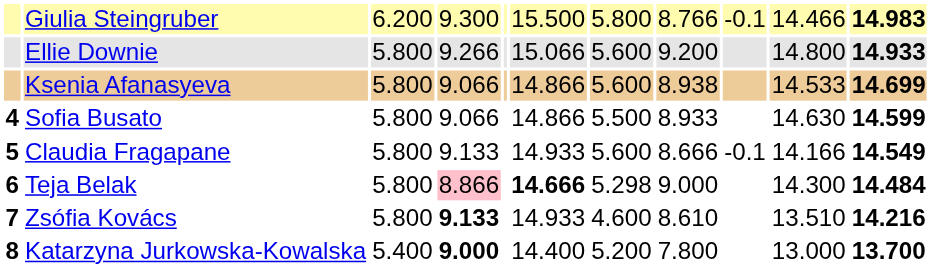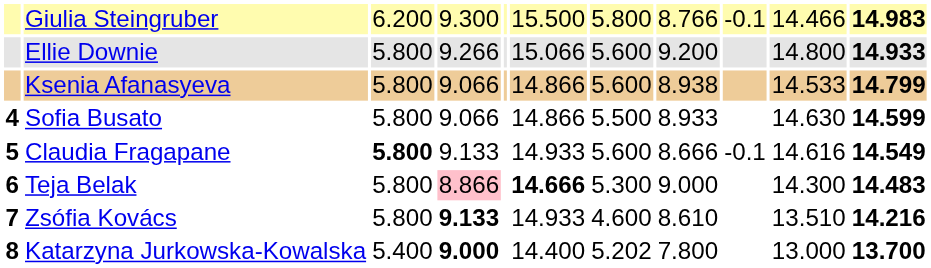(889, 85) 14.699 -> (889, 85) 14.799
(402, 151) normal -> (402, 151) bold
(809, 151) 14.166 -> (809, 151) 14.616
(621, 184) 5.298 -> (621, 184) 5.300
(889, 184) 14.484 -> (889, 184) 14.483
(621, 251) 5.200 -> (621, 251) 5.202
